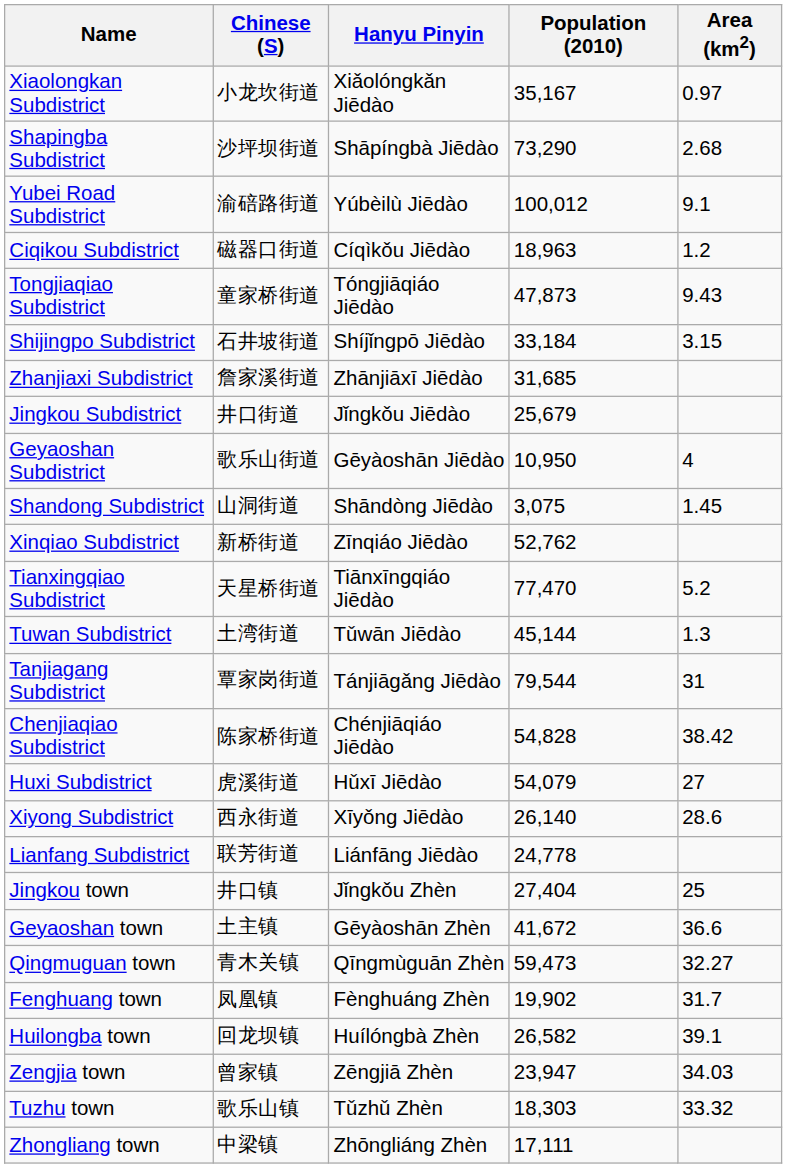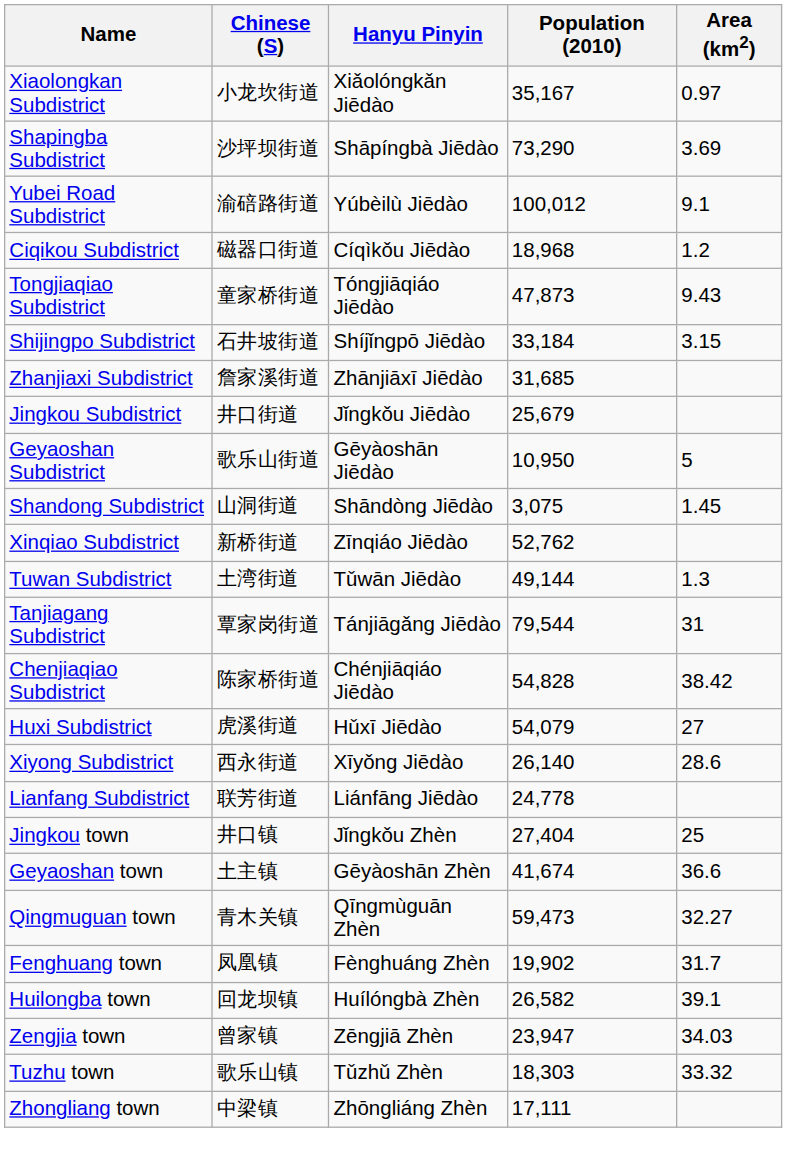(702, 148) 2.68 -> (701, 148) 3.69
(545, 250) 18,963 -> (543, 250) 18,968
(688, 460) 4 -> (687, 460) 5
- row: (67, 588)
(545, 634) 45,144 -> (543, 579) 49,144
(545, 927) 41,672 -> (543, 871) 41,674
